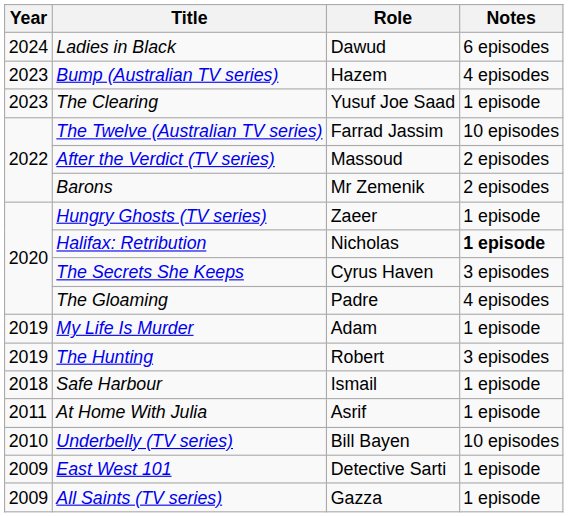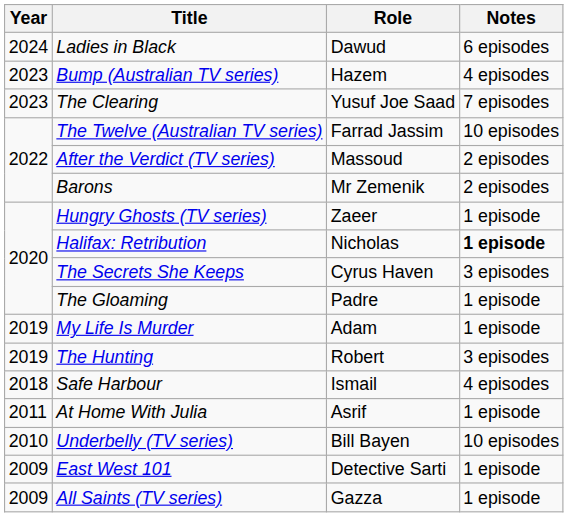(502, 103) 1 episode -> (506, 103) 7 episodes
(506, 300) 4 episodes -> (502, 300) 1 episode
(502, 384) 1 episode -> (506, 384) 4 episodes
